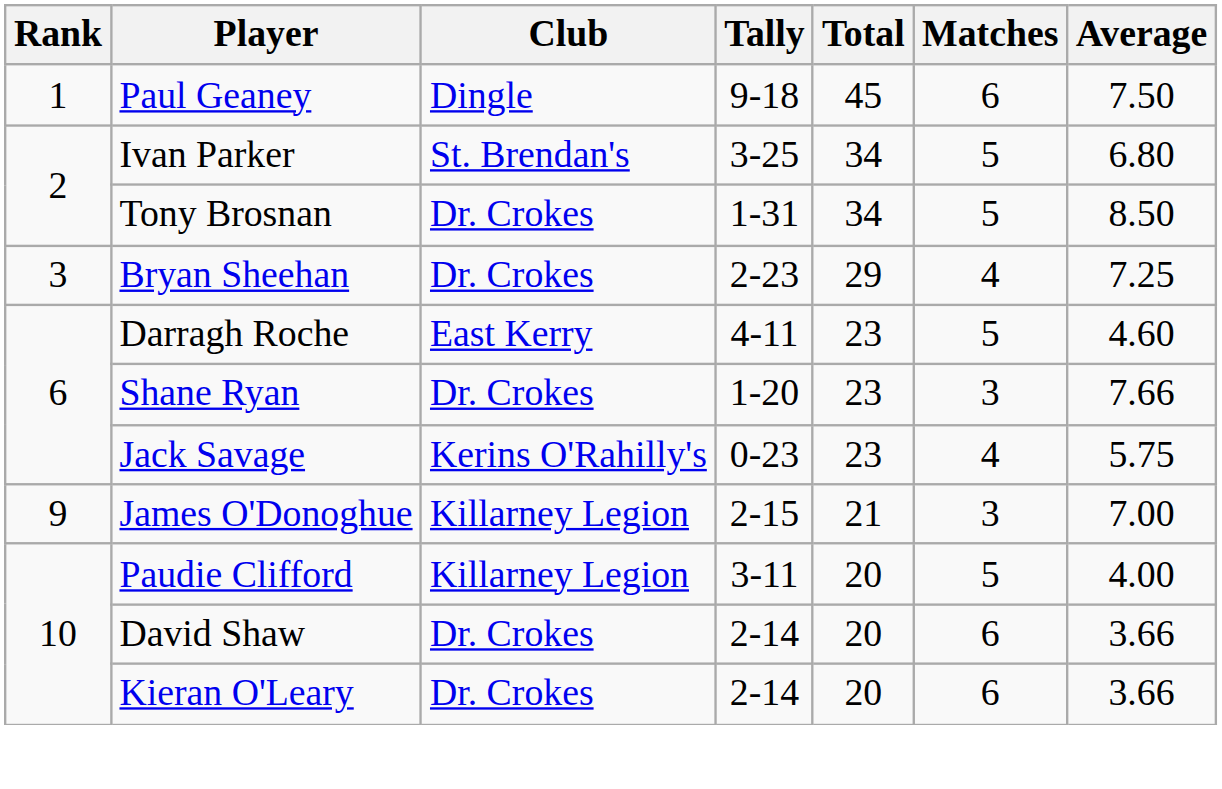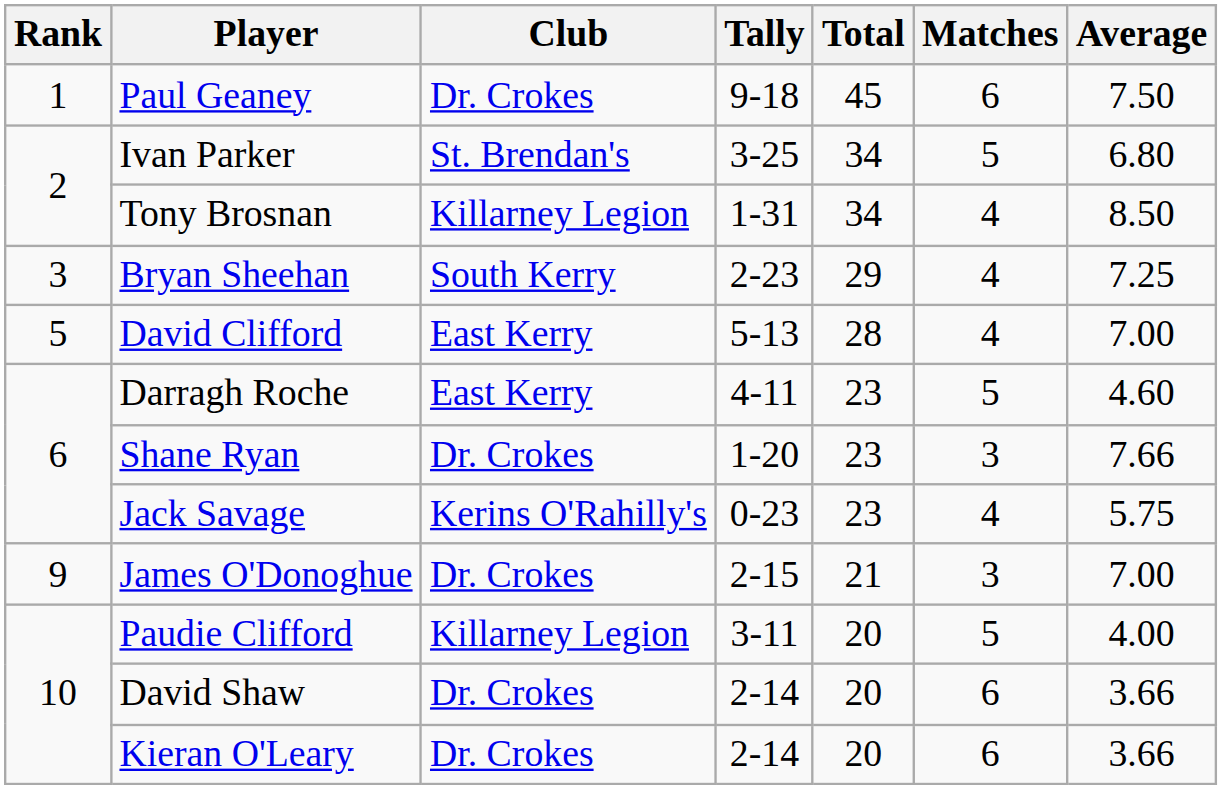(481, 94) Dingle -> (512, 94) Dr. Crokes
(512, 214) Dr. Crokes -> (559, 214) Killarney Legion
(990, 214) 5 -> (990, 214) 4
(512, 273) Dr. Crokes -> (523, 273) South Kerry
+ row: (231, 333)
(559, 513) Killarney Legion -> (512, 573) Dr. Crokes
